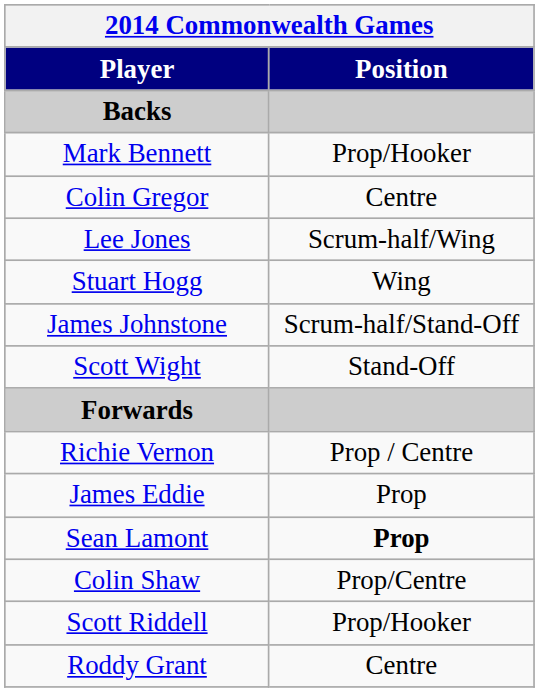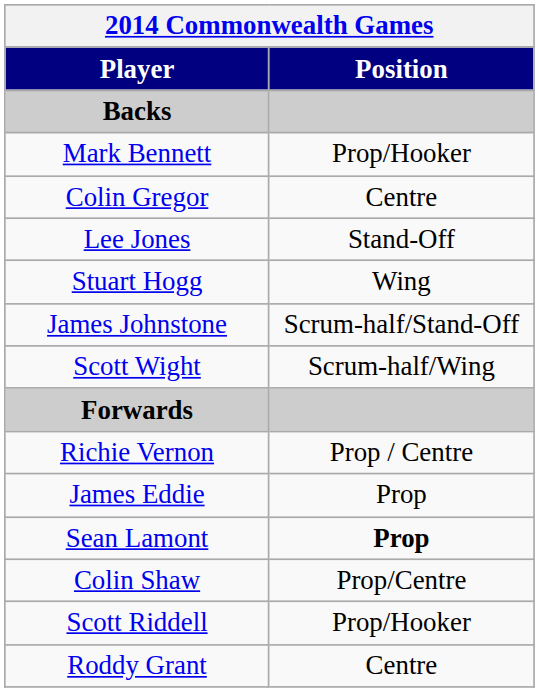(401, 238) Scrum-half/Wing -> (401, 238) Stand-Off
(401, 366) Stand-Off -> (401, 366) Scrum-half/Wing
